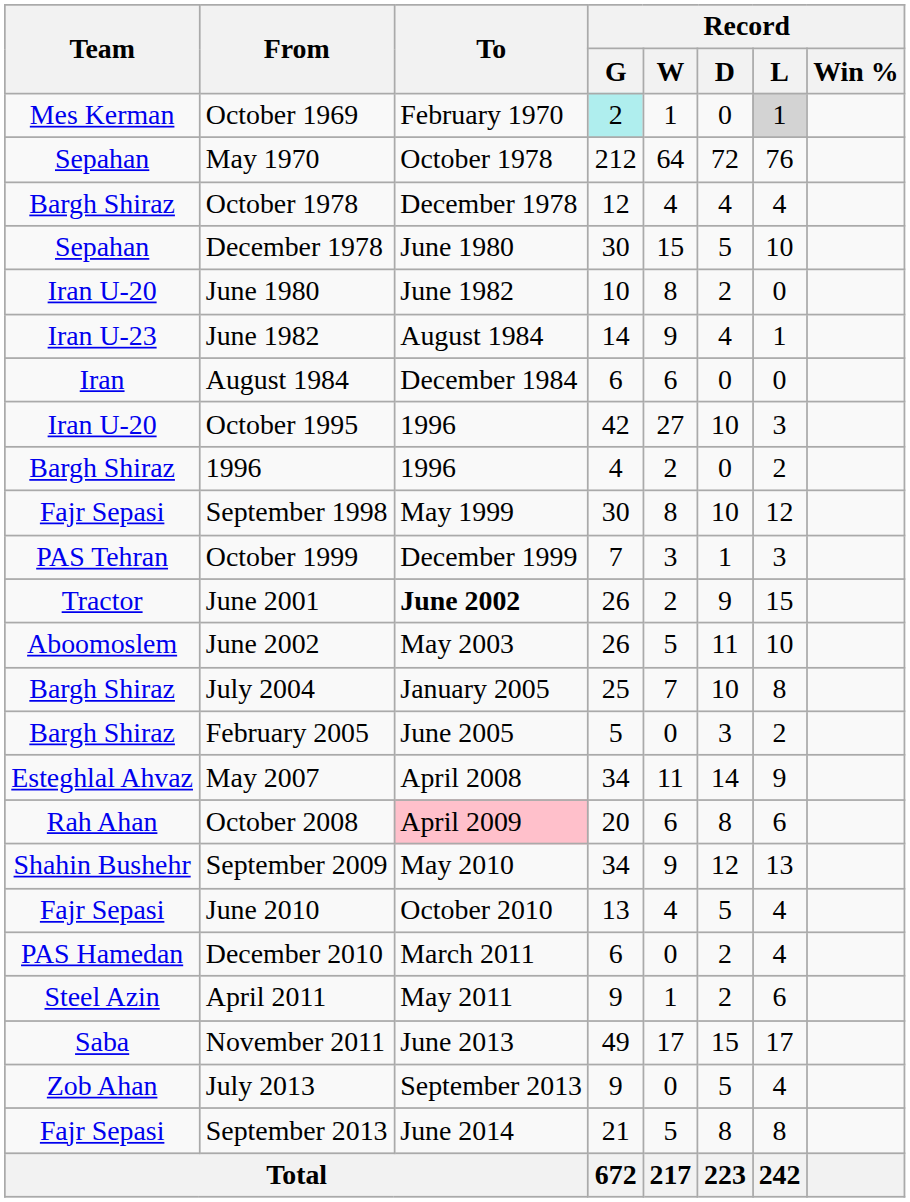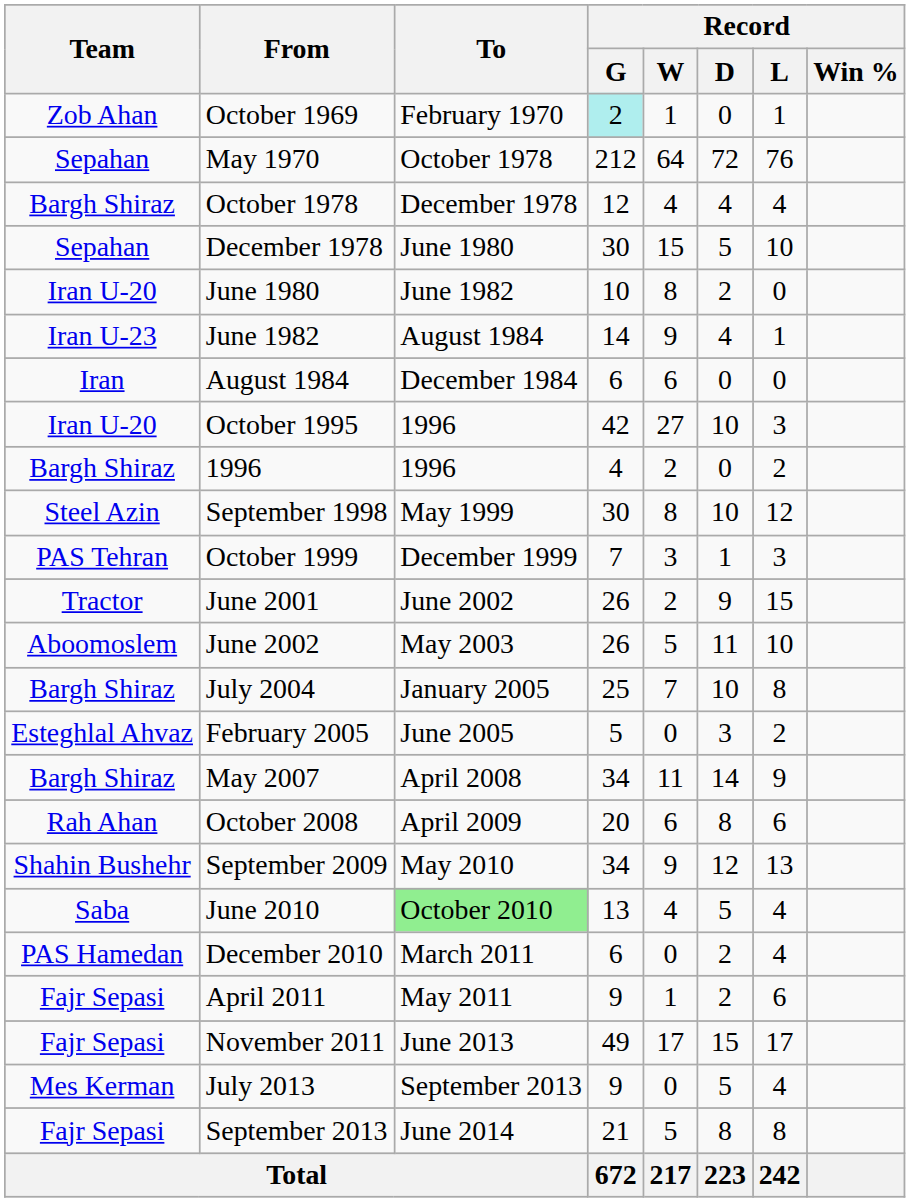(102, 114) Mes Kerman -> (102, 114) Zob Ahan
(780, 114) lightgrey background -> (780, 114) no background
(102, 512) Fajr Sepasi -> (102, 512) Steel Azin
(460, 600) bold -> (457, 600) normal
(102, 733) Bargh Shiraz -> (102, 733) Esteghlal Ahvaz
(102, 777) Esteghlal Ahvaz -> (102, 777) Bargh Shiraz
(461, 821) pink background -> (461, 821) no background
(102, 909) Fajr Sepasi -> (102, 909) Saba
(476, 909) no background -> (476, 909) lightgreen background
(102, 997) Steel Azin -> (102, 997) Fajr Sepasi
(102, 1042) Saba -> (102, 1042) Fajr Sepasi
(102, 1086) Zob Ahan -> (102, 1086) Mes Kerman
